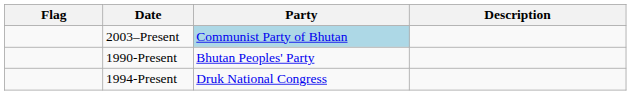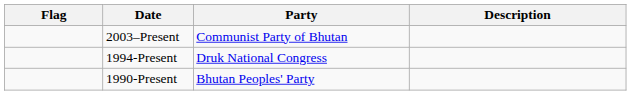(272, 36) lightblue background -> (272, 36) no background
rows swapped: (142, 57) <-> (142, 79)
